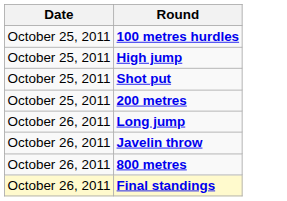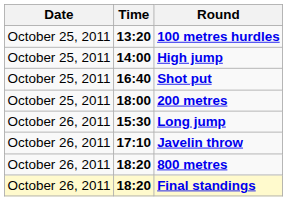+ column: (134, 15)
